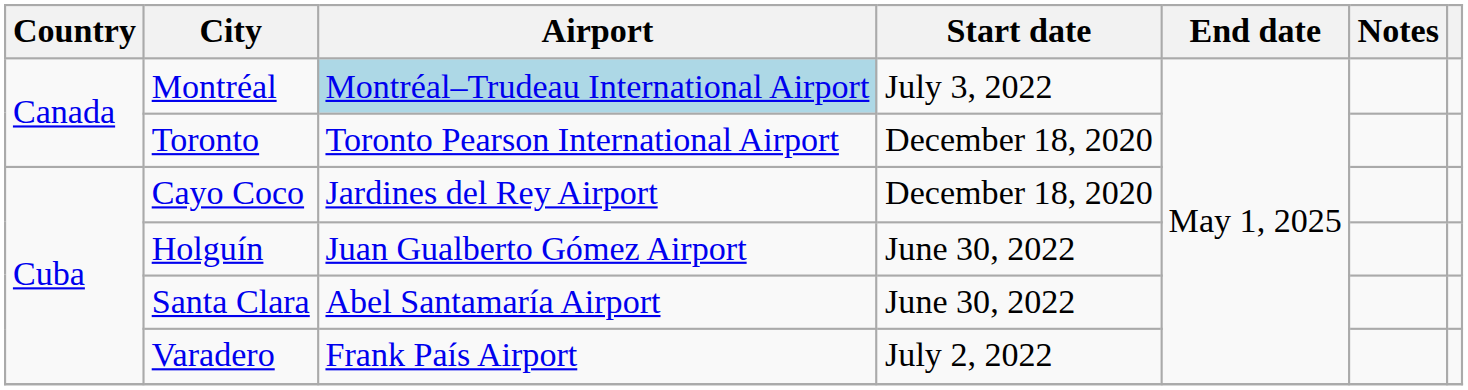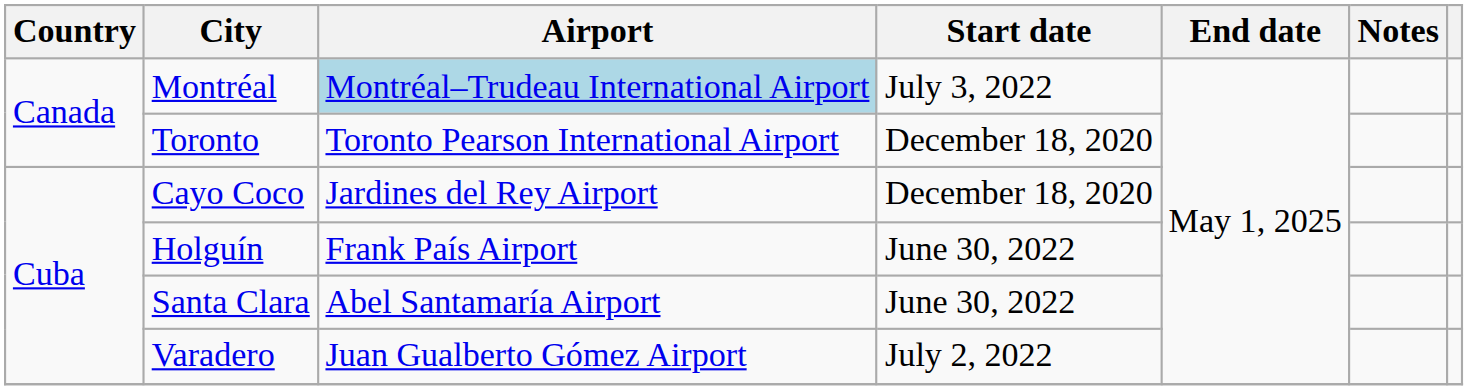(536, 247) Juan Gualberto Gómez Airport -> (451, 247) Frank País Airport
(451, 355) Frank País Airport -> (536, 355) Juan Gualberto Gómez Airport
